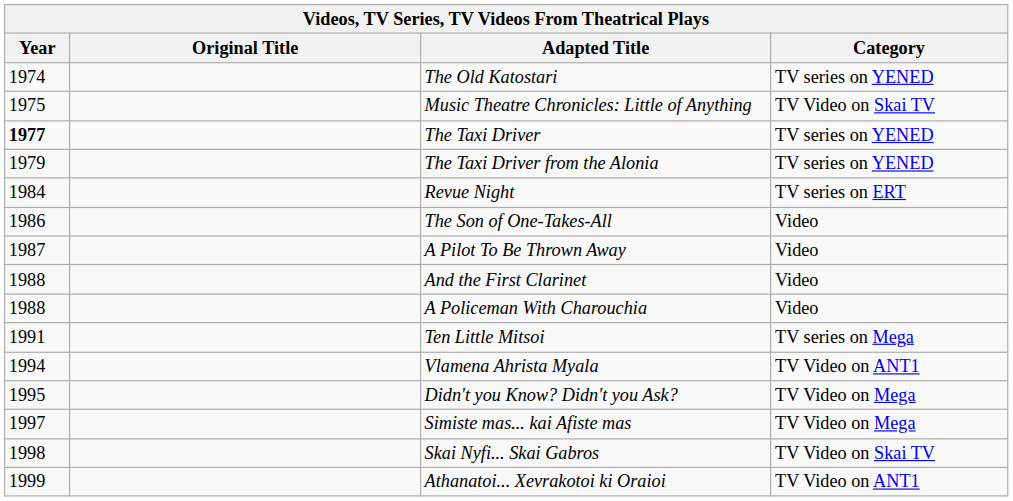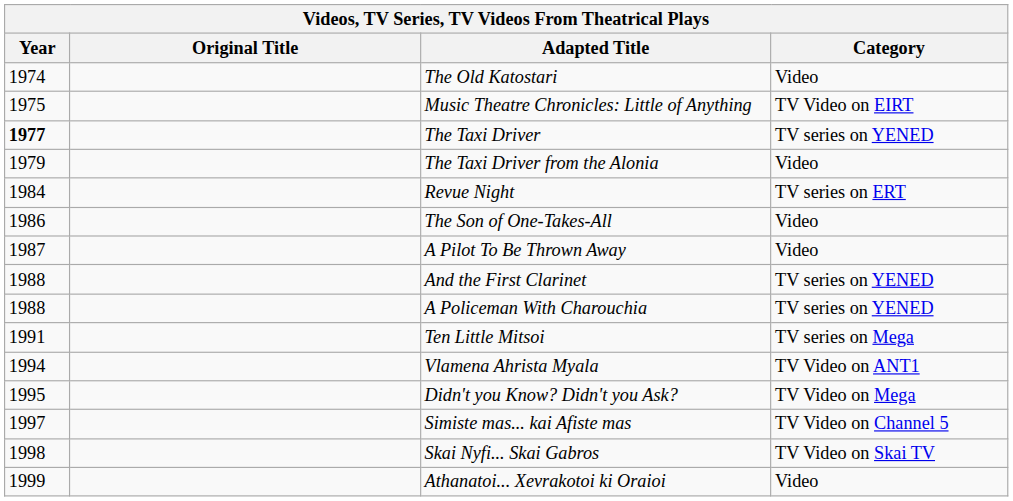(854, 76) TV series on YENED -> (797, 76) Video
(855, 105) TV Video on Skai TV -> (844, 105) TV Video on EIRT
(854, 163) TV series on YENED -> (797, 163) Video
(797, 279) Video -> (854, 279) TV series on YENED
(797, 308) Video -> (854, 308) TV series on YENED
(845, 423) TV Video on Mega -> (862, 423) TV Video on Channel 5
(847, 481) TV Video on ANT1 -> (797, 481) Video
